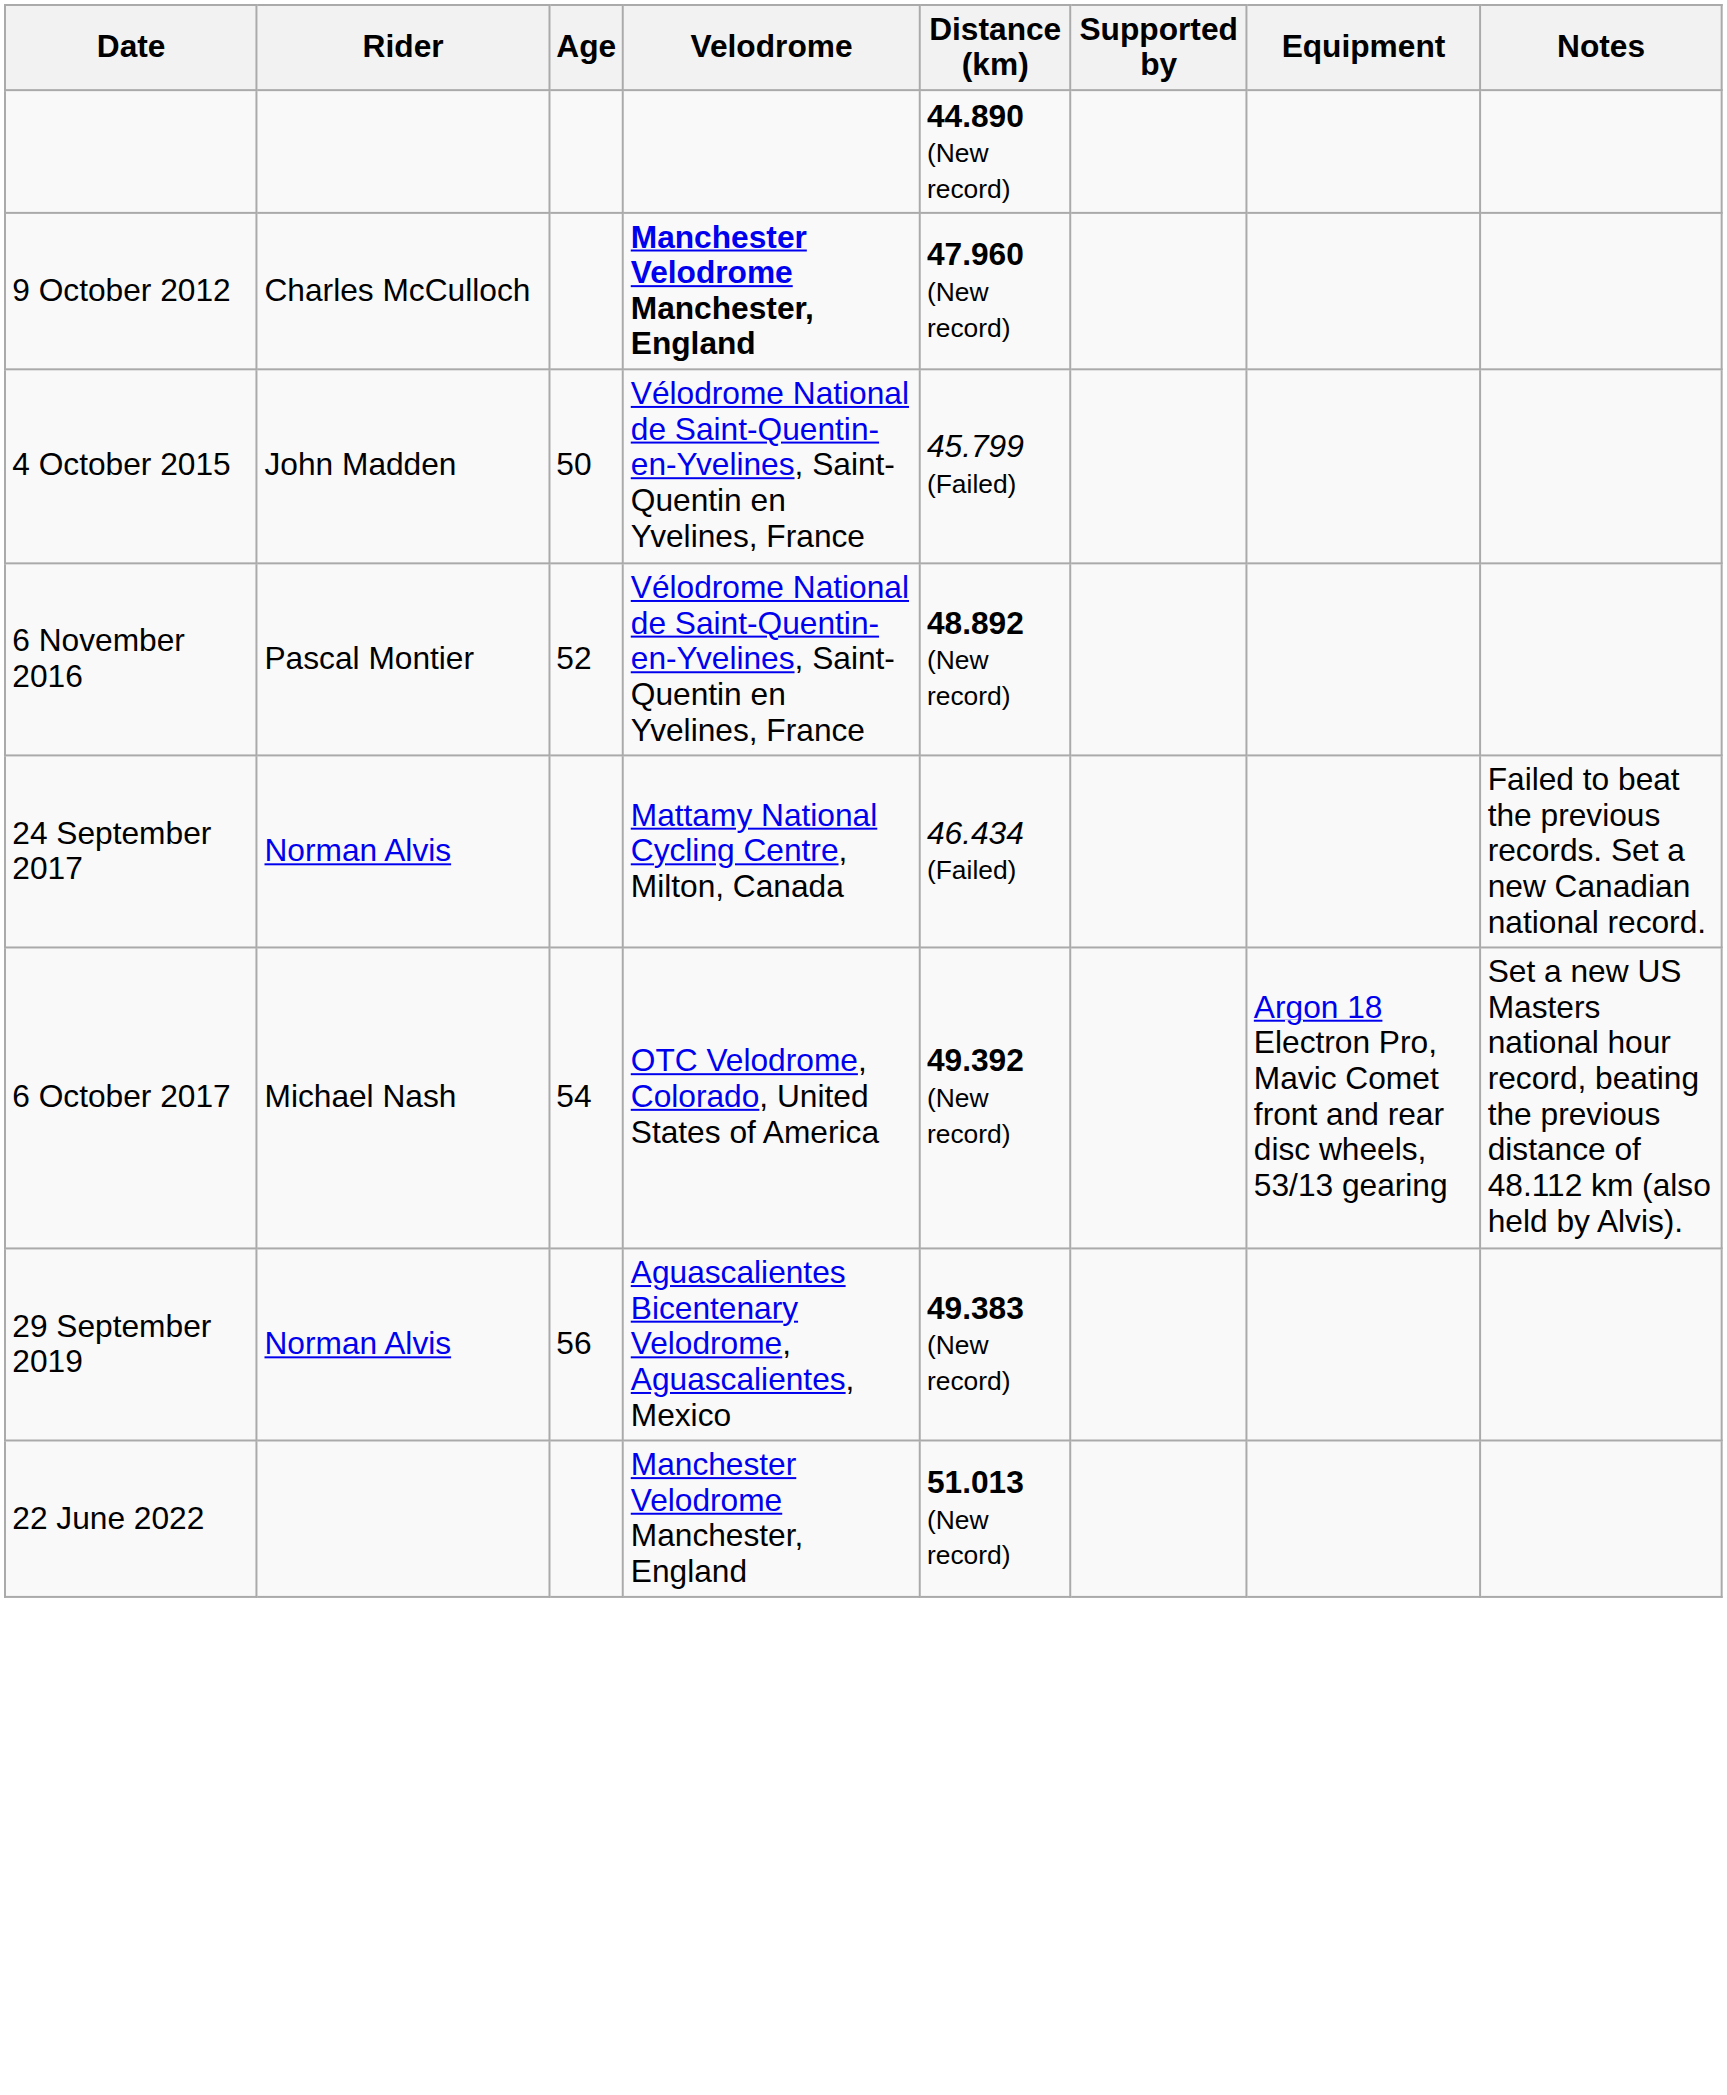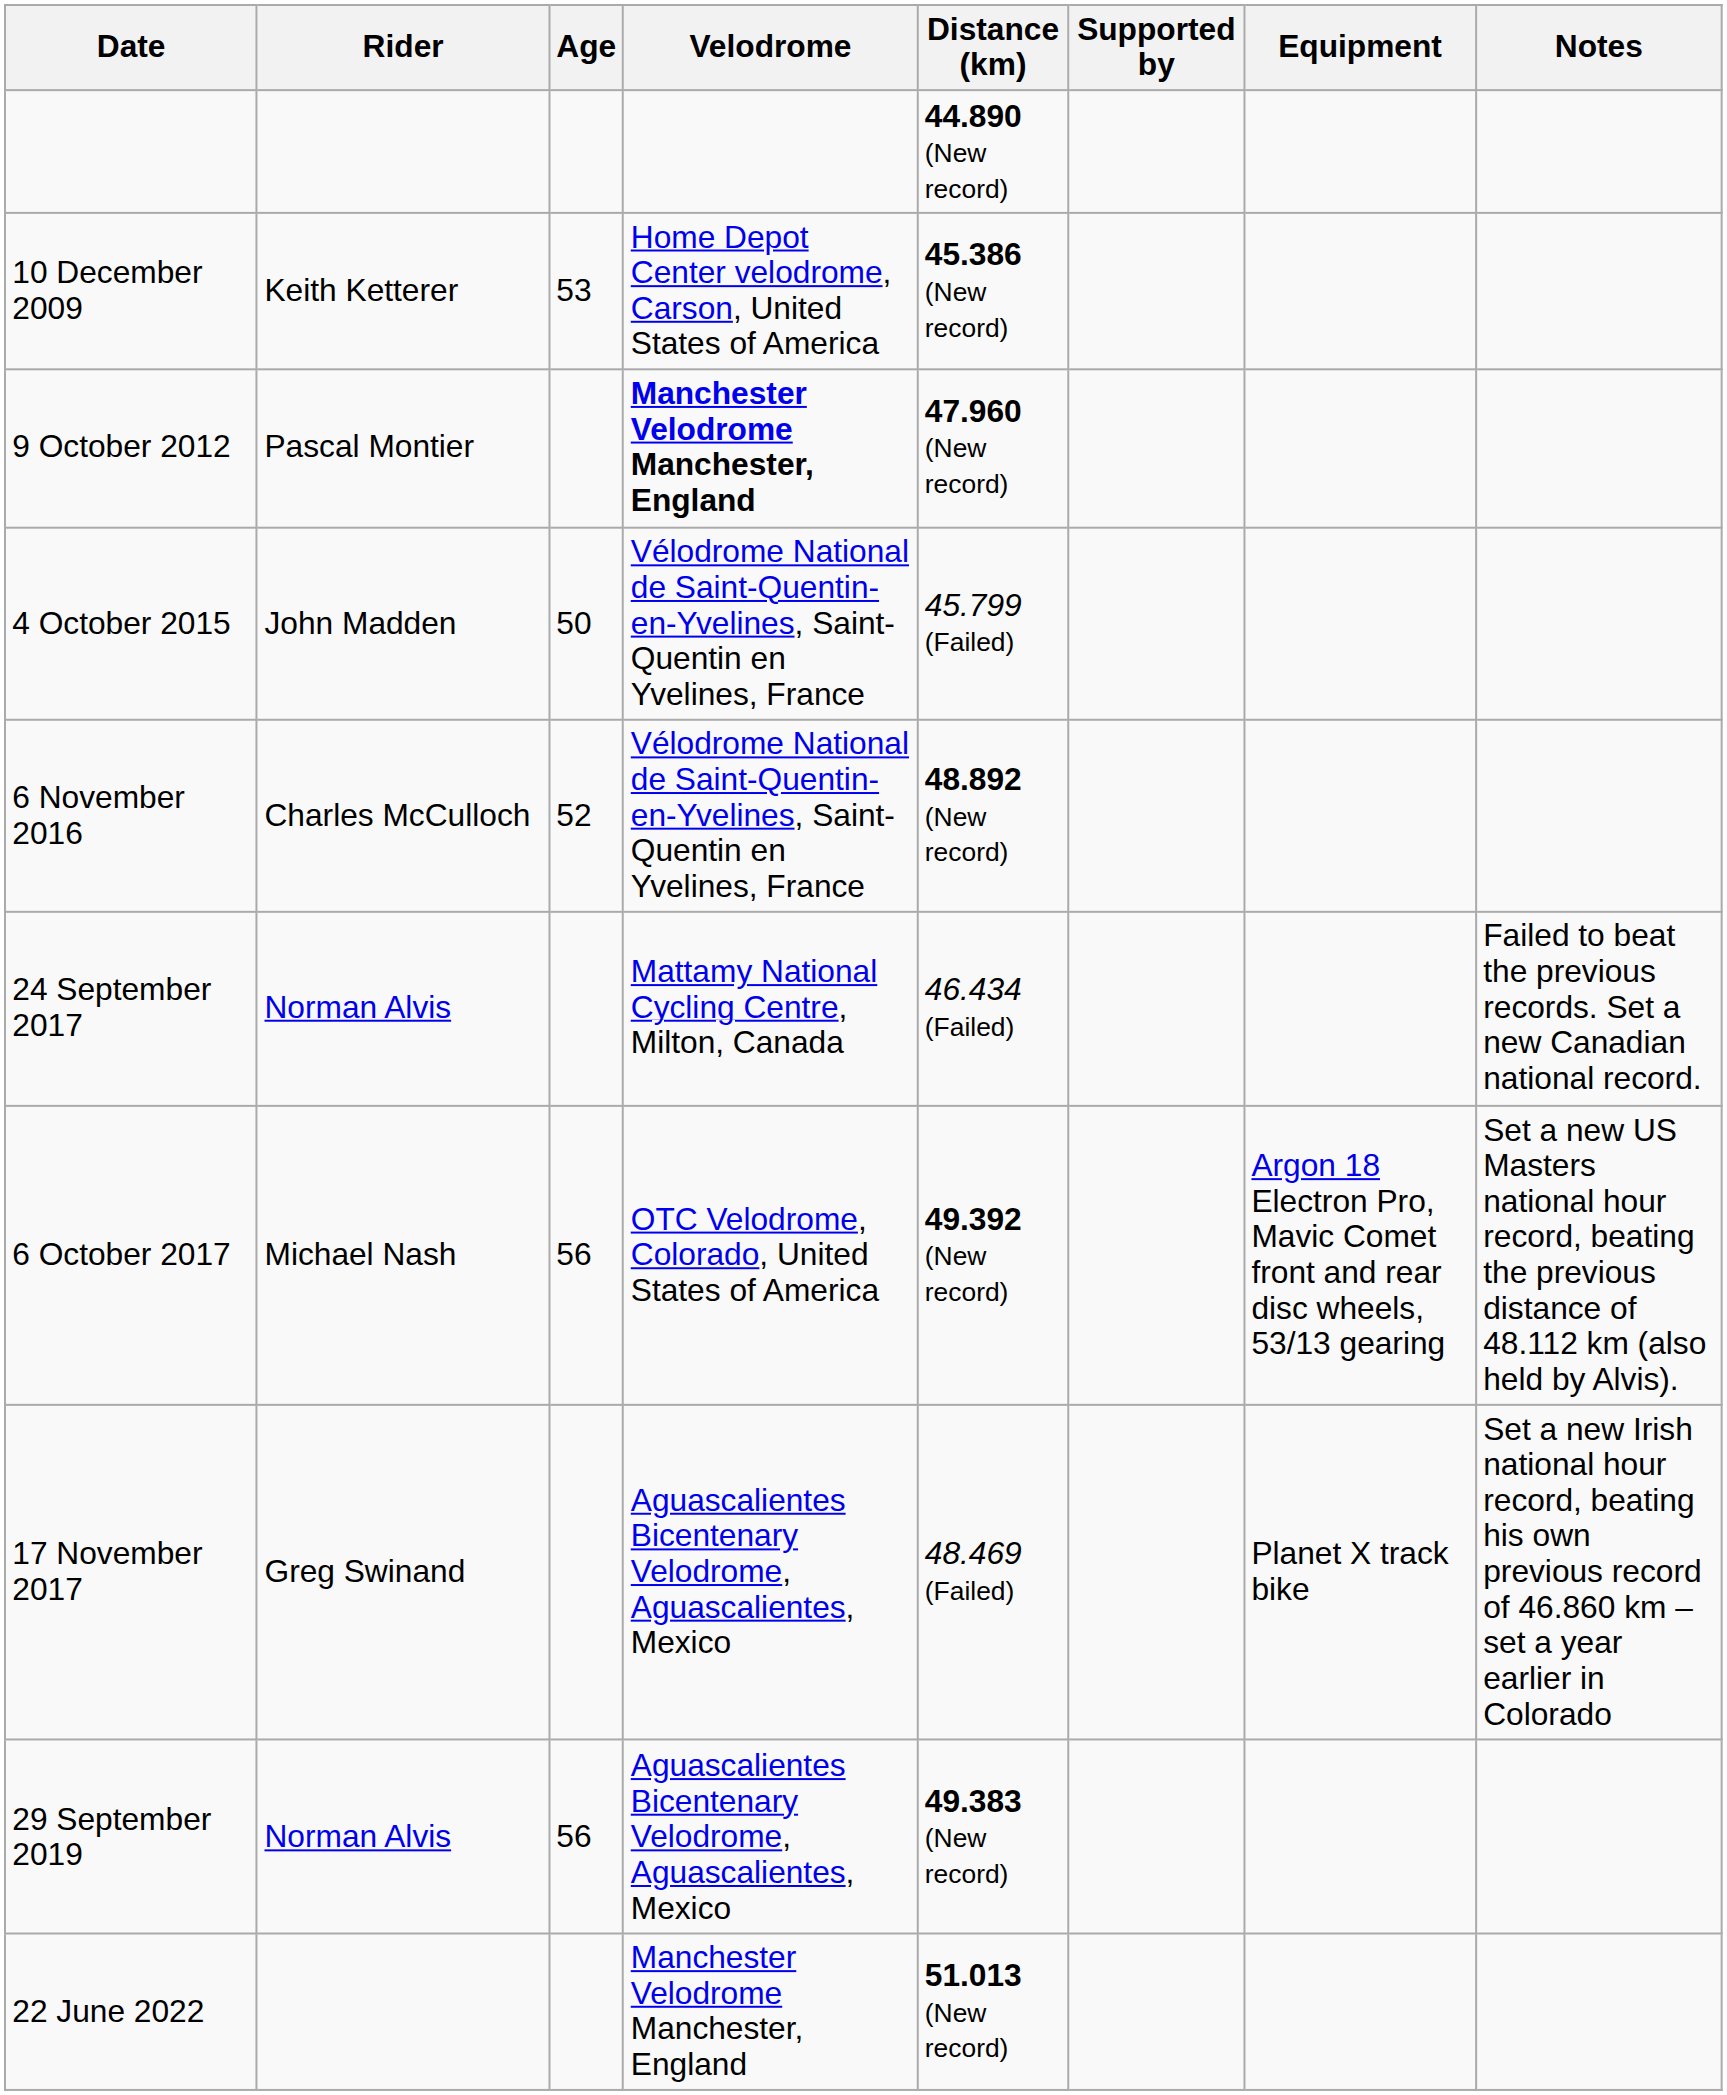+ row: (107, 290)
(397, 290) Charles McCulloch -> (369, 447) Pascal Montier
(369, 658) Pascal Montier -> (397, 815) Charles McCulloch
(574, 1097) 54 -> (574, 1254) 56
+ row: (107, 1572)
